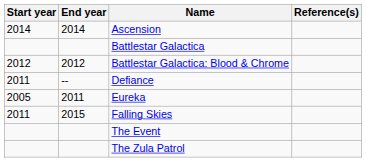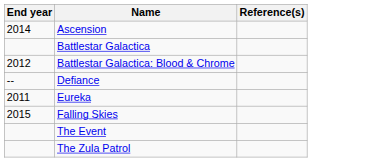- column: (32, 13)
